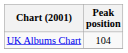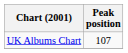(103, 40) 104 -> (103, 40) 107
